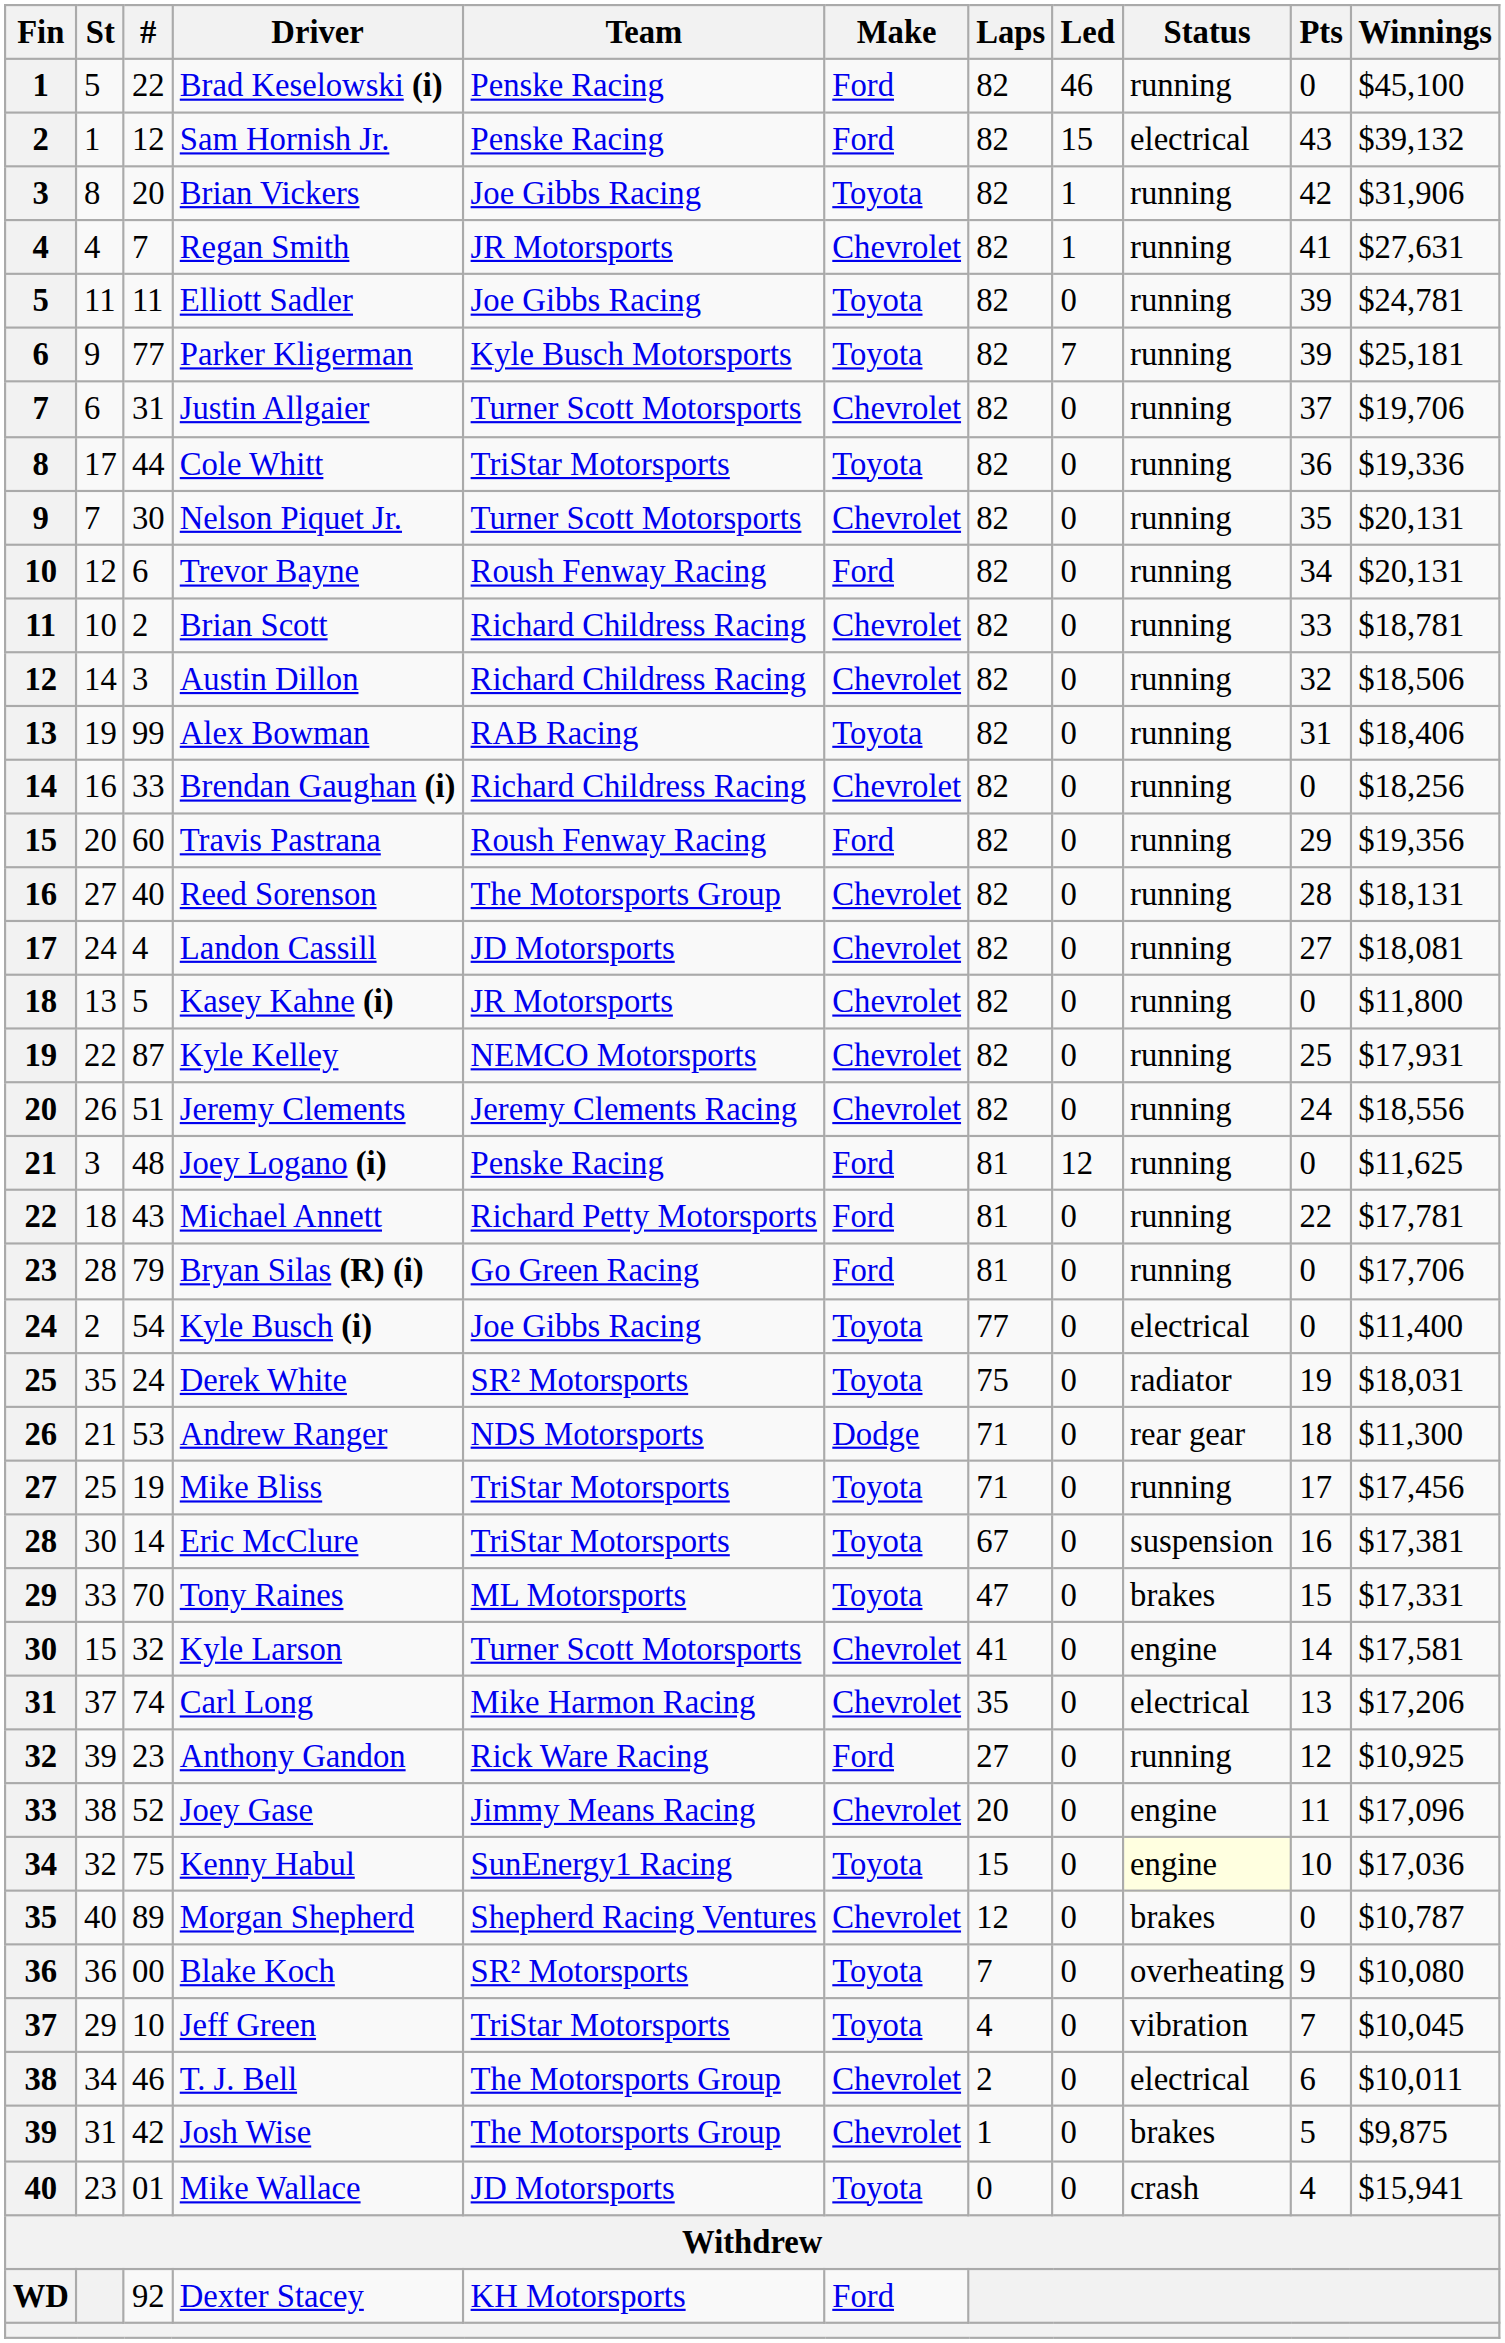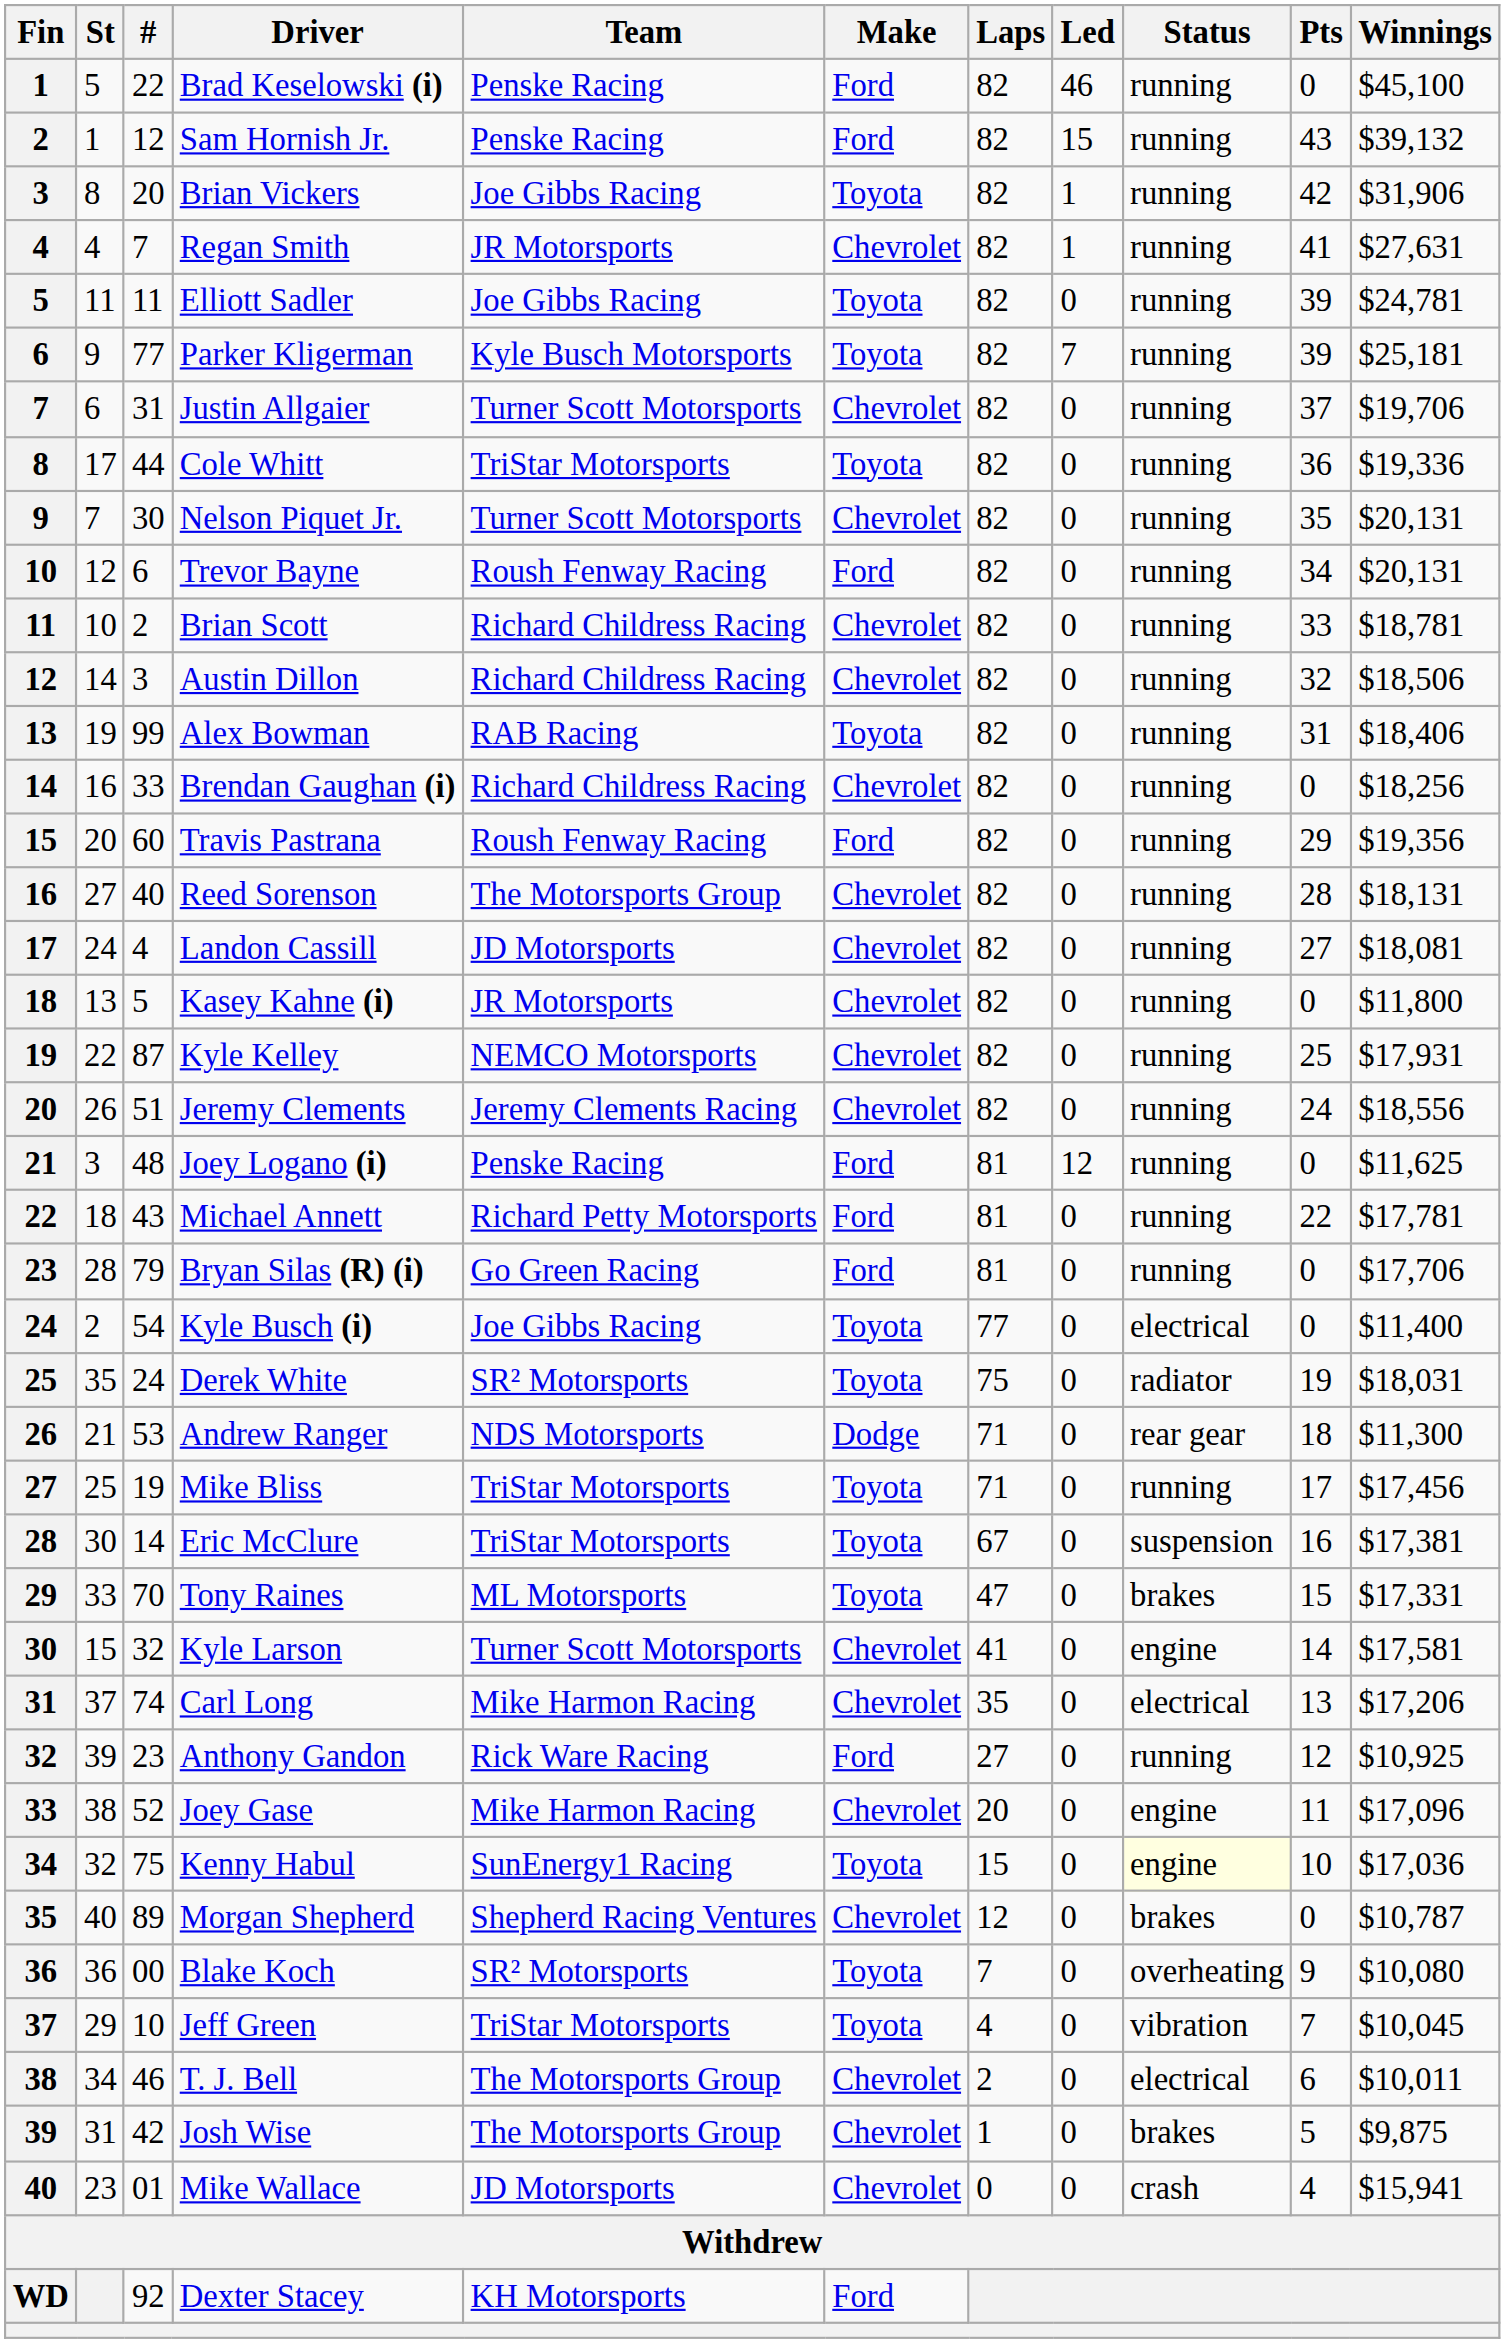(1190, 139) electrical -> (1181, 139) running
(613, 1809) Jimmy Means Racing -> (613, 1809) Mike Harmon Racing
(877, 2187) Toyota -> (897, 2187) Chevrolet
